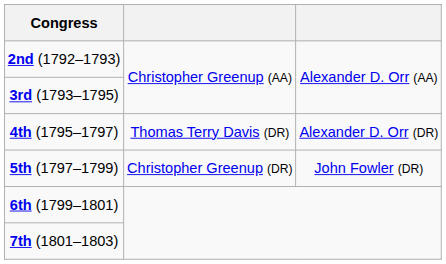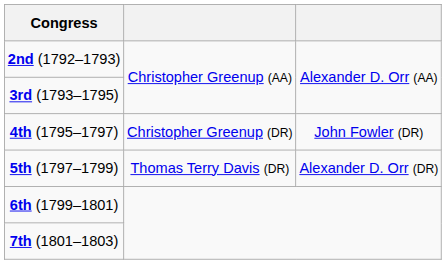(210, 131) Thomas Terry Davis (DR) -> (210, 131) Christopher Greenup (DR)
(369, 131) Alexander D. Orr (DR) -> (369, 131) John Fowler (DR)
(210, 168) Christopher Greenup (DR) -> (210, 168) Thomas Terry Davis (DR)
(369, 168) John Fowler (DR) -> (369, 168) Alexander D. Orr (DR)
